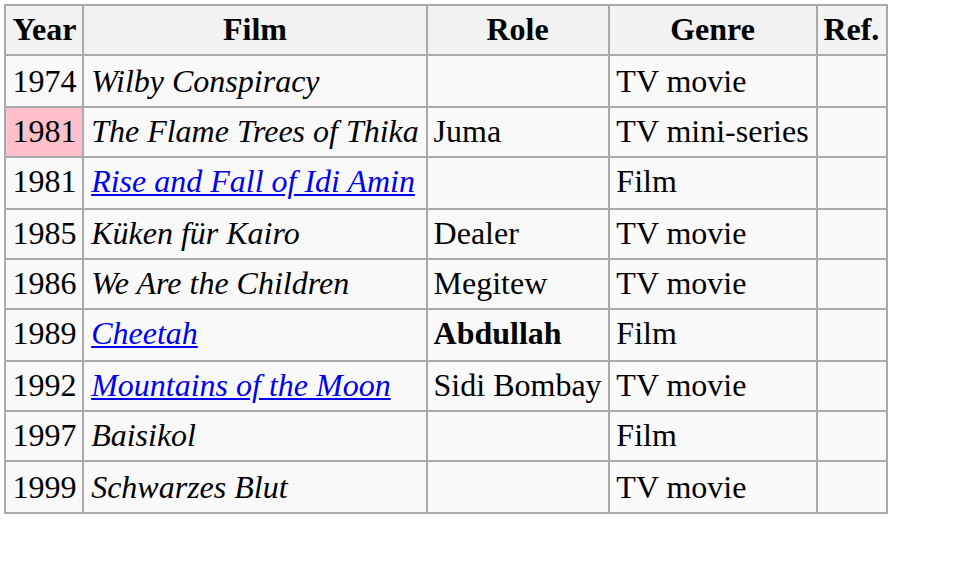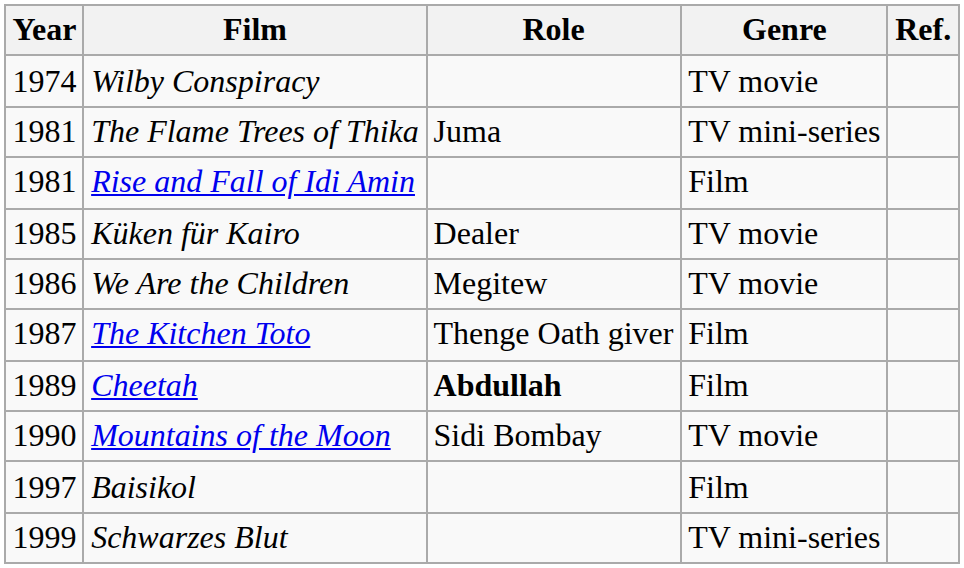(44, 131) pink background -> (44, 131) no background
+ row: (201, 334)
(44, 385) 1992 -> (44, 435) 1990
(681, 486) TV movie -> (784, 537) TV mini-series
